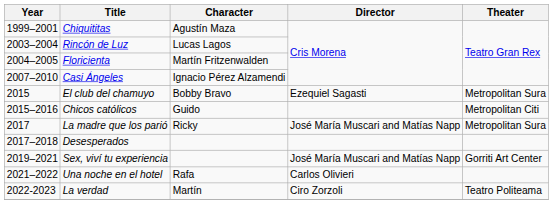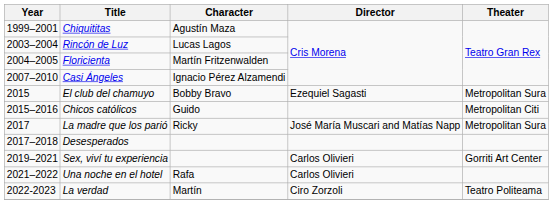(375, 158) José María Muscari and Matías Napp -> (322, 158) Carlos Olivieri
